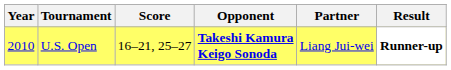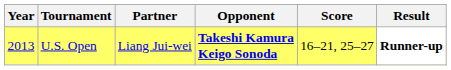columns swapped: (337, 15) <-> (155, 15)
(21, 45) 2010 -> (21, 45) 2013
